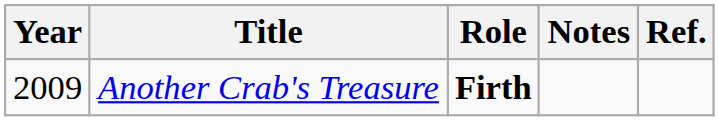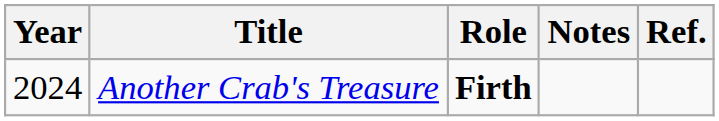(48, 86) 2009 -> (48, 86) 2024
